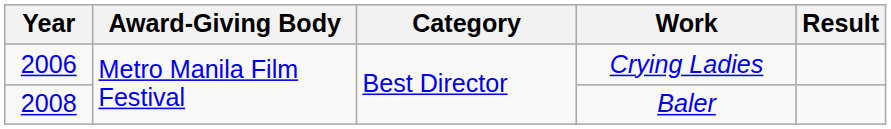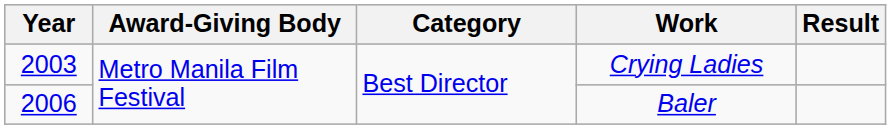(49, 64) 2006 -> (49, 64) 2003
(49, 104) 2008 -> (49, 104) 2006
